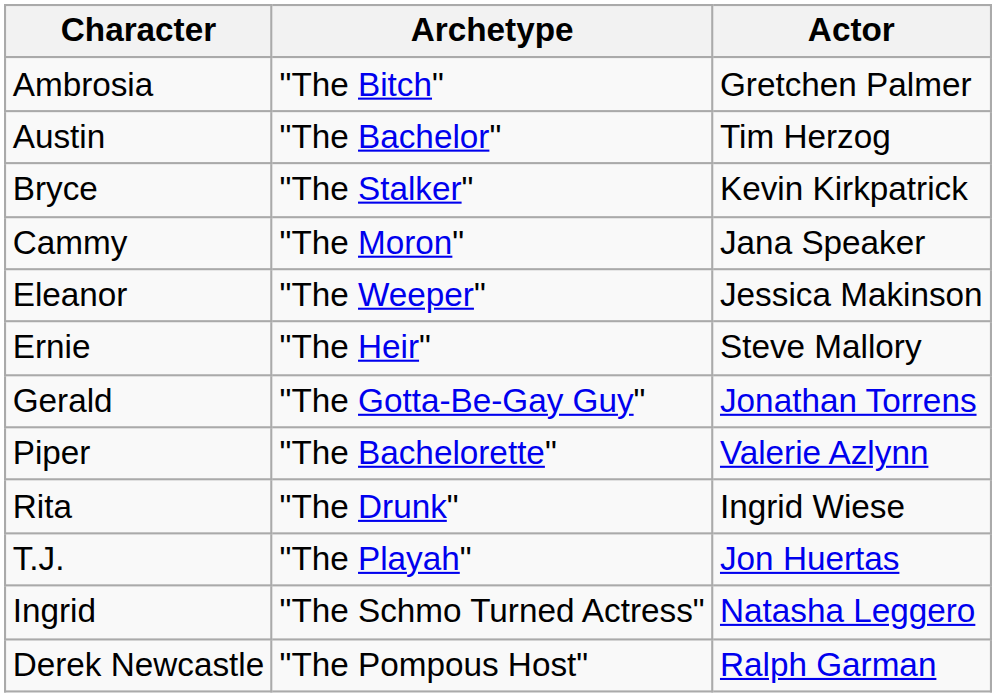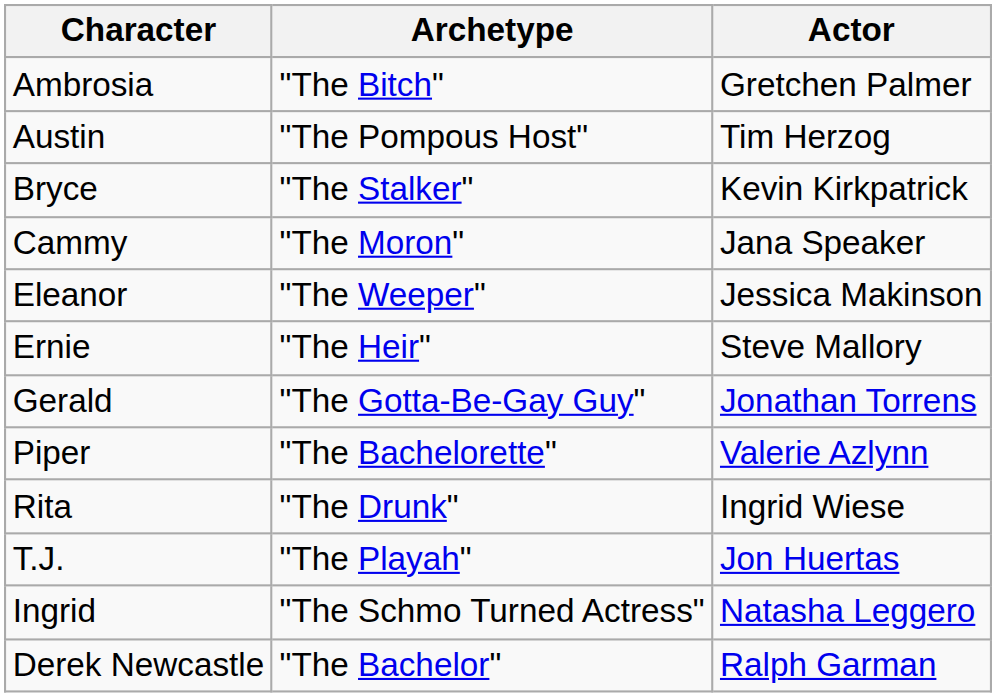(390, 136) "The Bachelor" -> (434, 136) "The Pompous Host"
(434, 664) "The Pompous Host" -> (390, 664) "The Bachelor"
